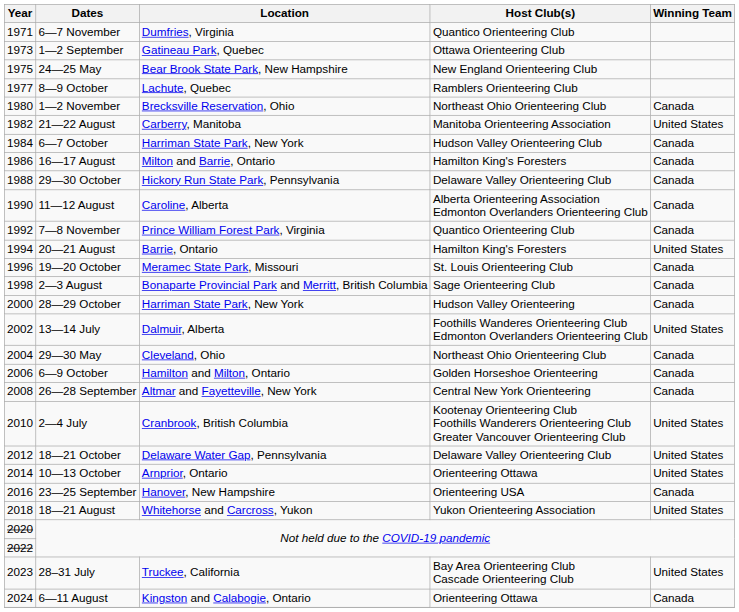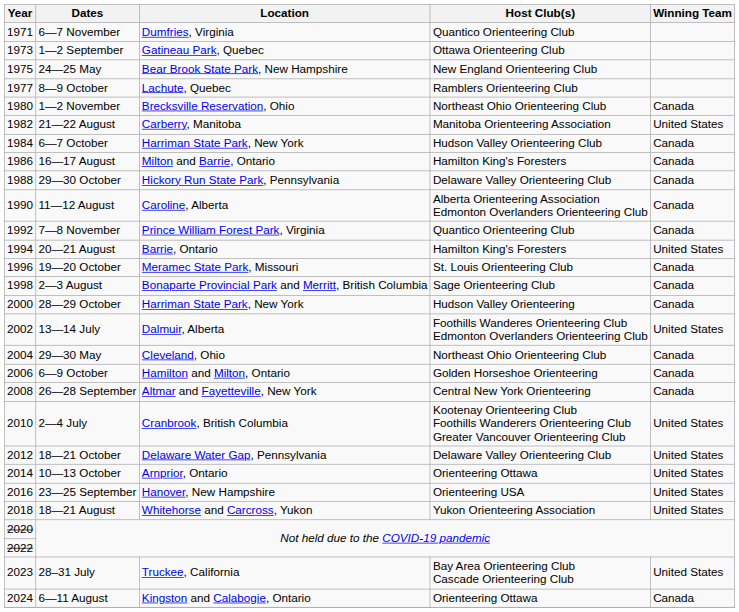(674, 492) Canada -> (688, 492) United States
